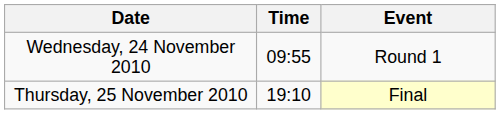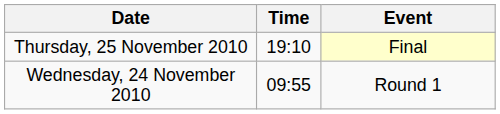rows swapped: (131, 56) <-> (131, 94)
